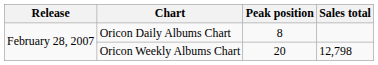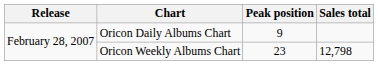(280, 32) 8 -> (280, 32) 9
(280, 51) 20 -> (280, 51) 23
